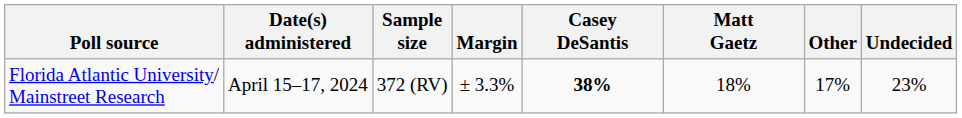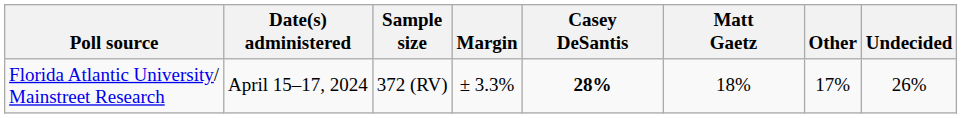(593, 85) 38% -> (593, 85) 28%
(909, 85) 23% -> (909, 85) 26%
